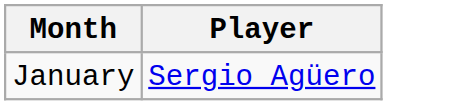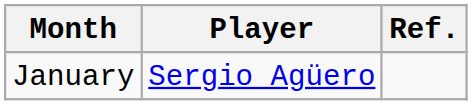+ column: (424, 29)
